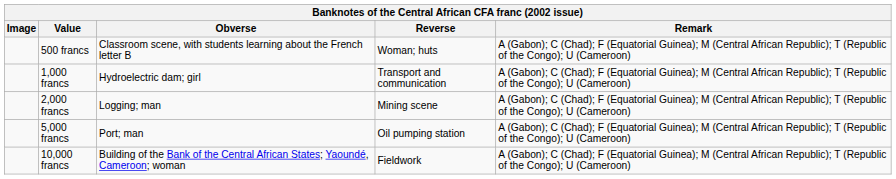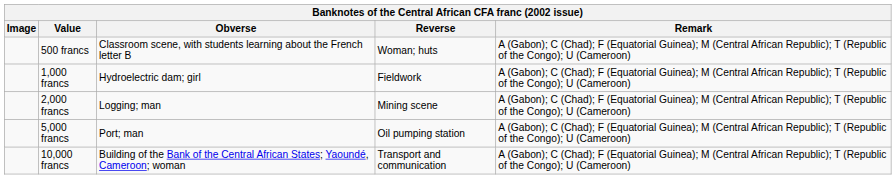(412, 78) Transport and communication -> (399, 78) Fieldwork
(399, 161) Fieldwork -> (412, 161) Transport and communication
